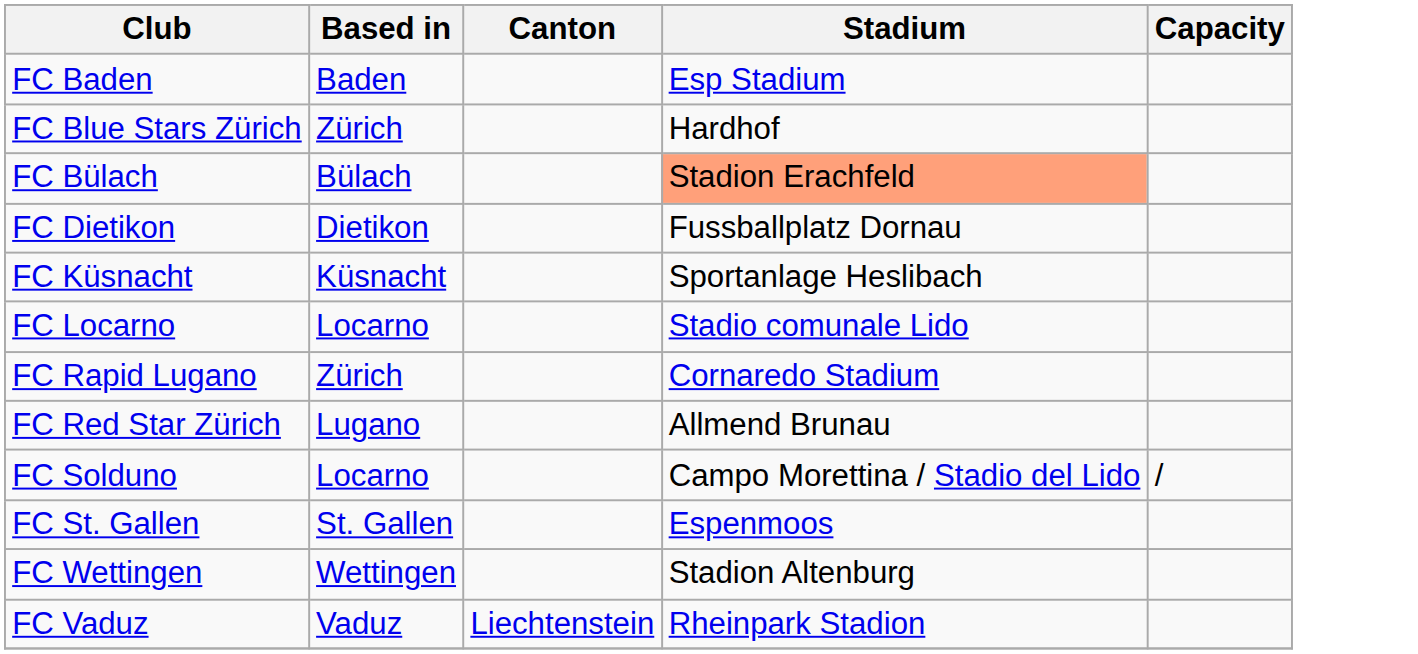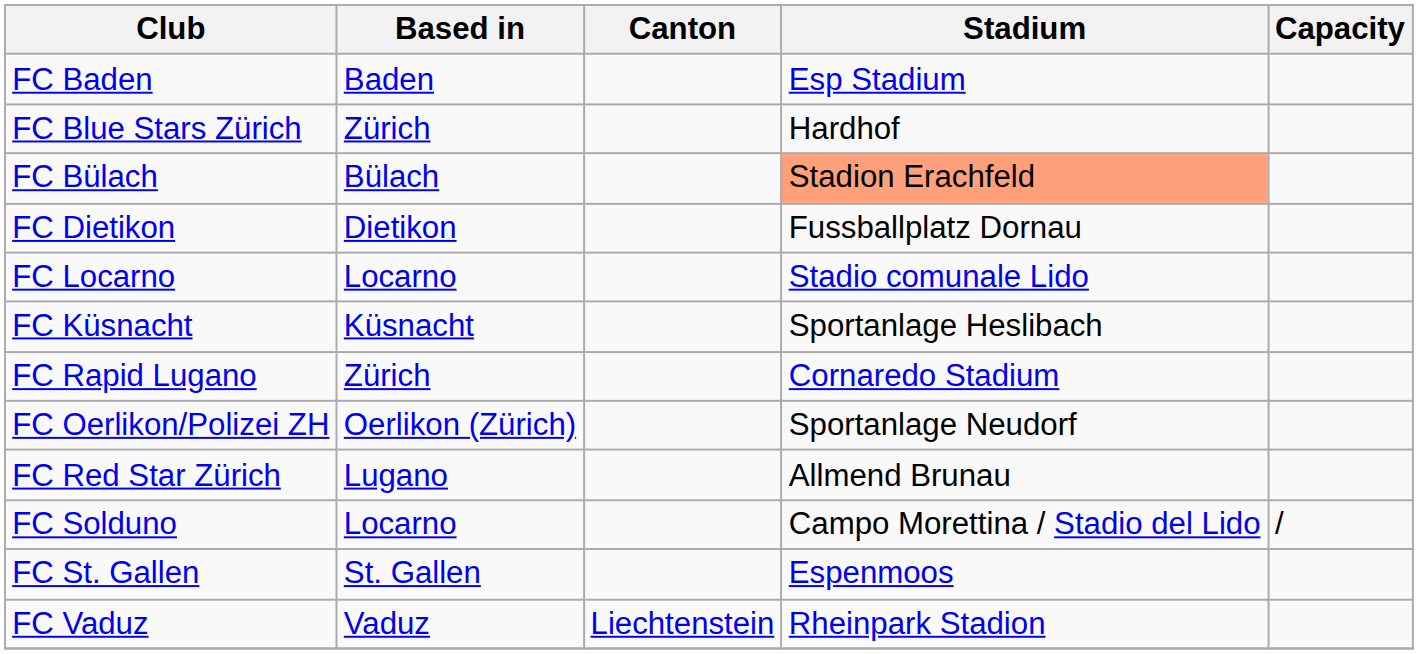rows swapped: (102, 276) <-> (94, 326)
+ row: (171, 425)
- row: (107, 573)
